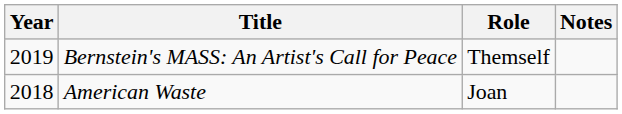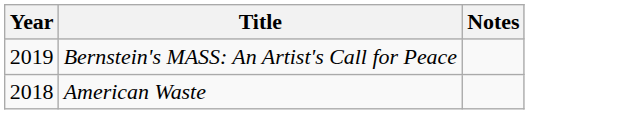- column: (509, 21)
